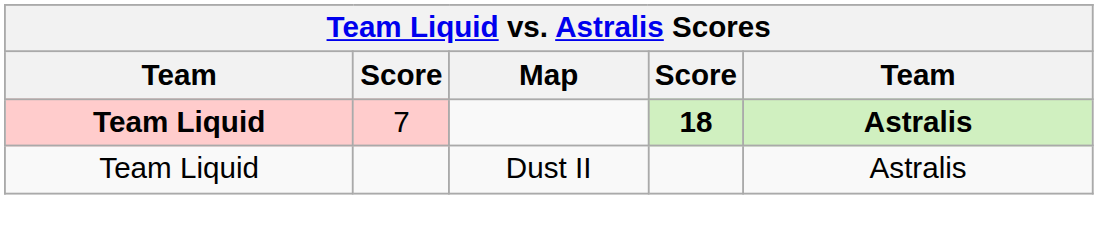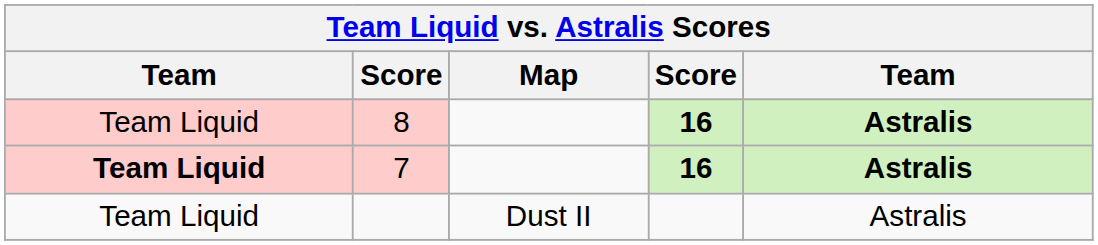+ row: (401, 121)
(696, 121) 18 -> (696, 168) 16
